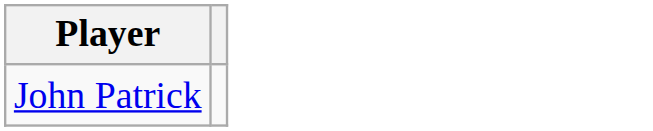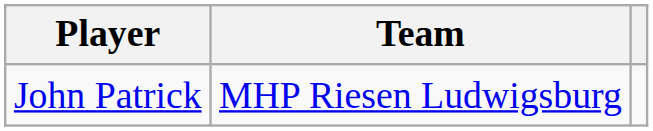+ column: (420, 34)
